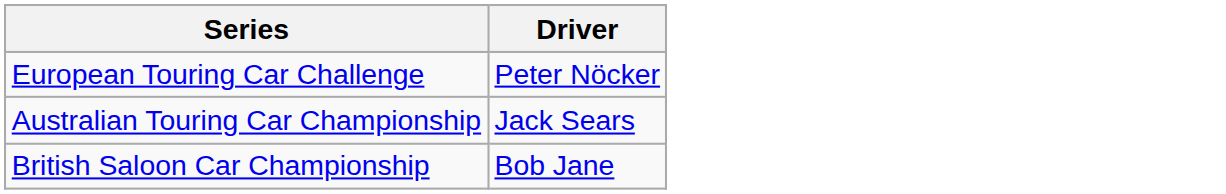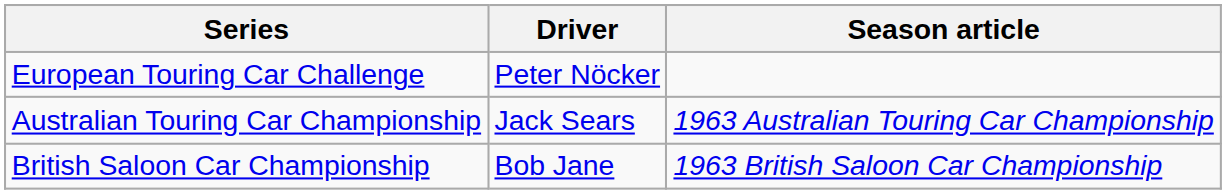+ column: (944, 28)
